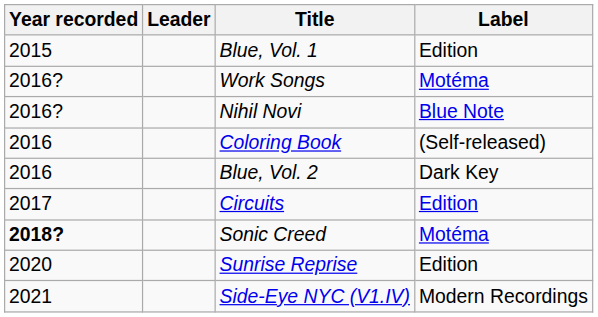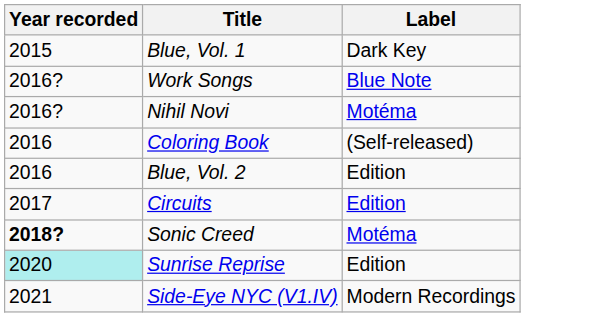- column: (179, 19)
(449, 50) Edition -> (386, 50) Dark Key
(454, 81) Motéma -> (389, 81) Blue Note
(461, 111) Blue Note -> (381, 111) Motéma
(459, 173) Dark Key -> (376, 173) Edition
(31, 265) no background -> (31, 265) paleturquoise background
